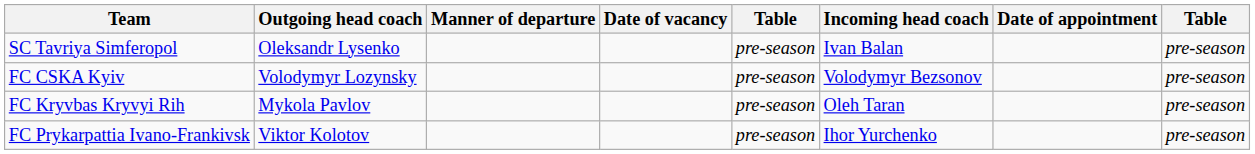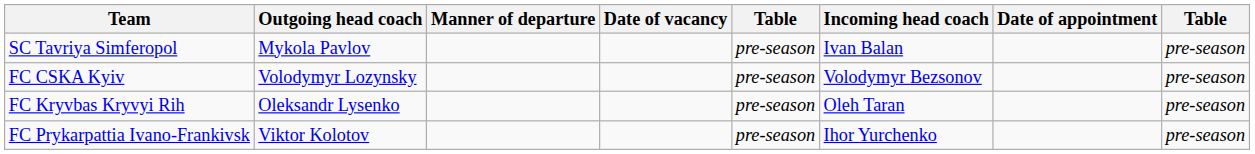(329, 47) Oleksandr Lysenko -> (314, 47) Mykola Pavlov
(314, 105) Mykola Pavlov -> (329, 105) Oleksandr Lysenko
